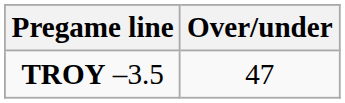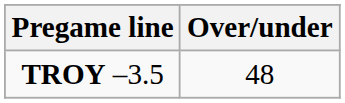(260, 73) 47 -> (260, 73) 48
